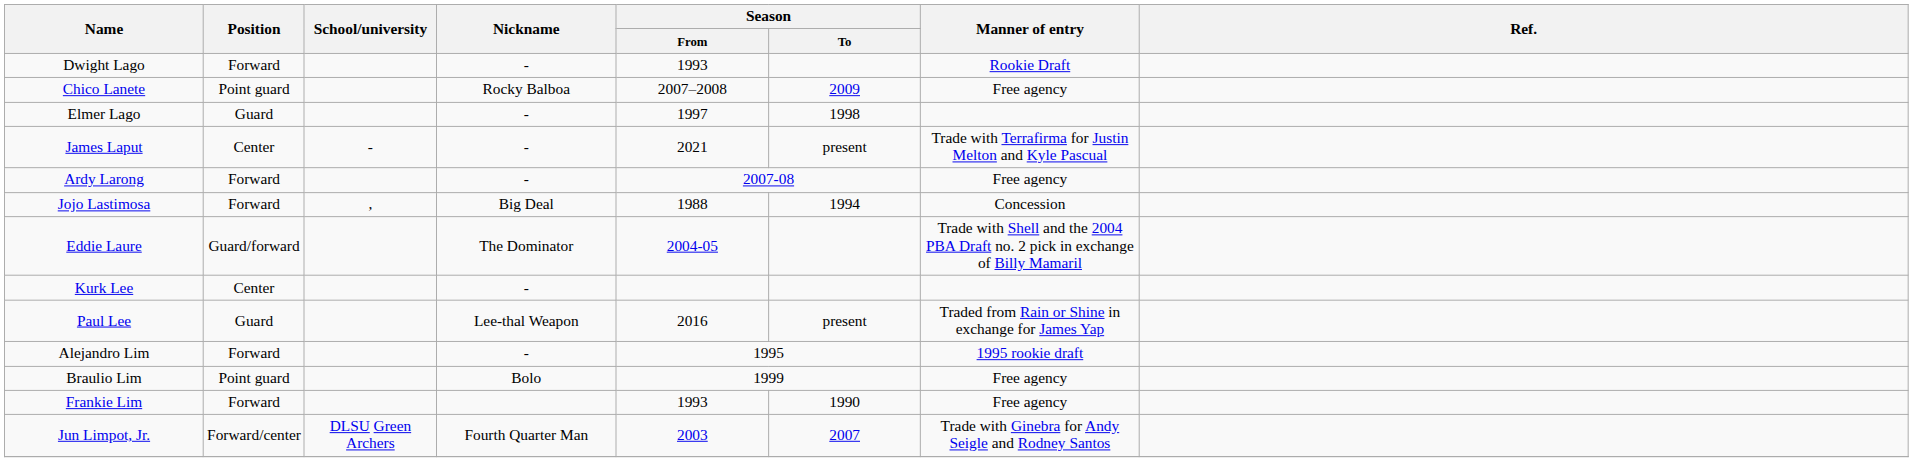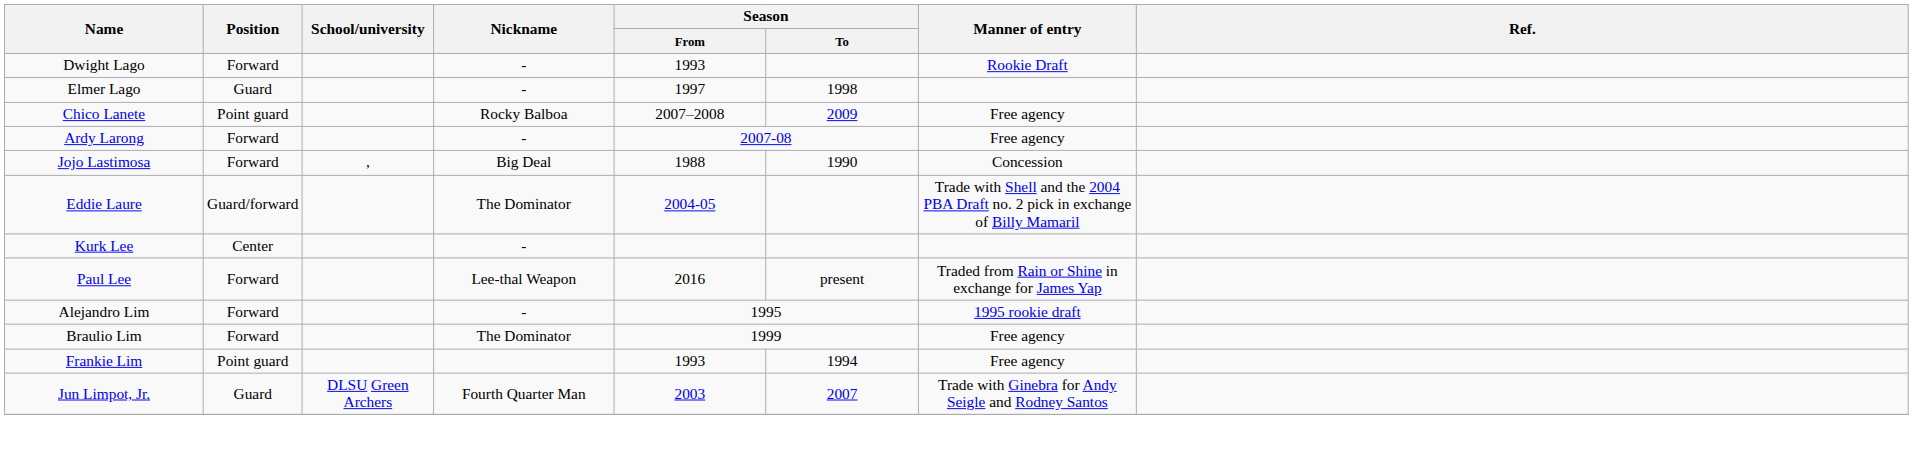rows swapped: (104, 114) <-> (104, 89)
- row: (104, 147)
(845, 204) 1994 -> (842, 162) 1990
(254, 320) Guard -> (253, 279) Forward
(254, 378) Point guard -> (253, 336) Forward
(526, 378) Bolo -> (524, 336) The Dominator
(254, 402) Forward -> (253, 360) Point guard
(845, 402) 1990 -> (842, 360) 1994
(254, 435) Forward/center -> (253, 393) Guard
